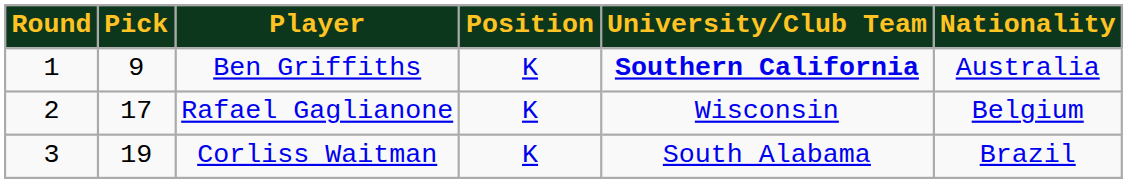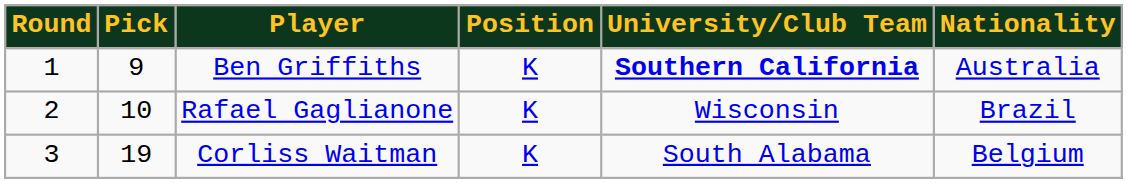(136, 113) 17 -> (136, 113) 10
(1028, 113) Belgium -> (1028, 113) Brazil
(1028, 156) Brazil -> (1028, 156) Belgium
